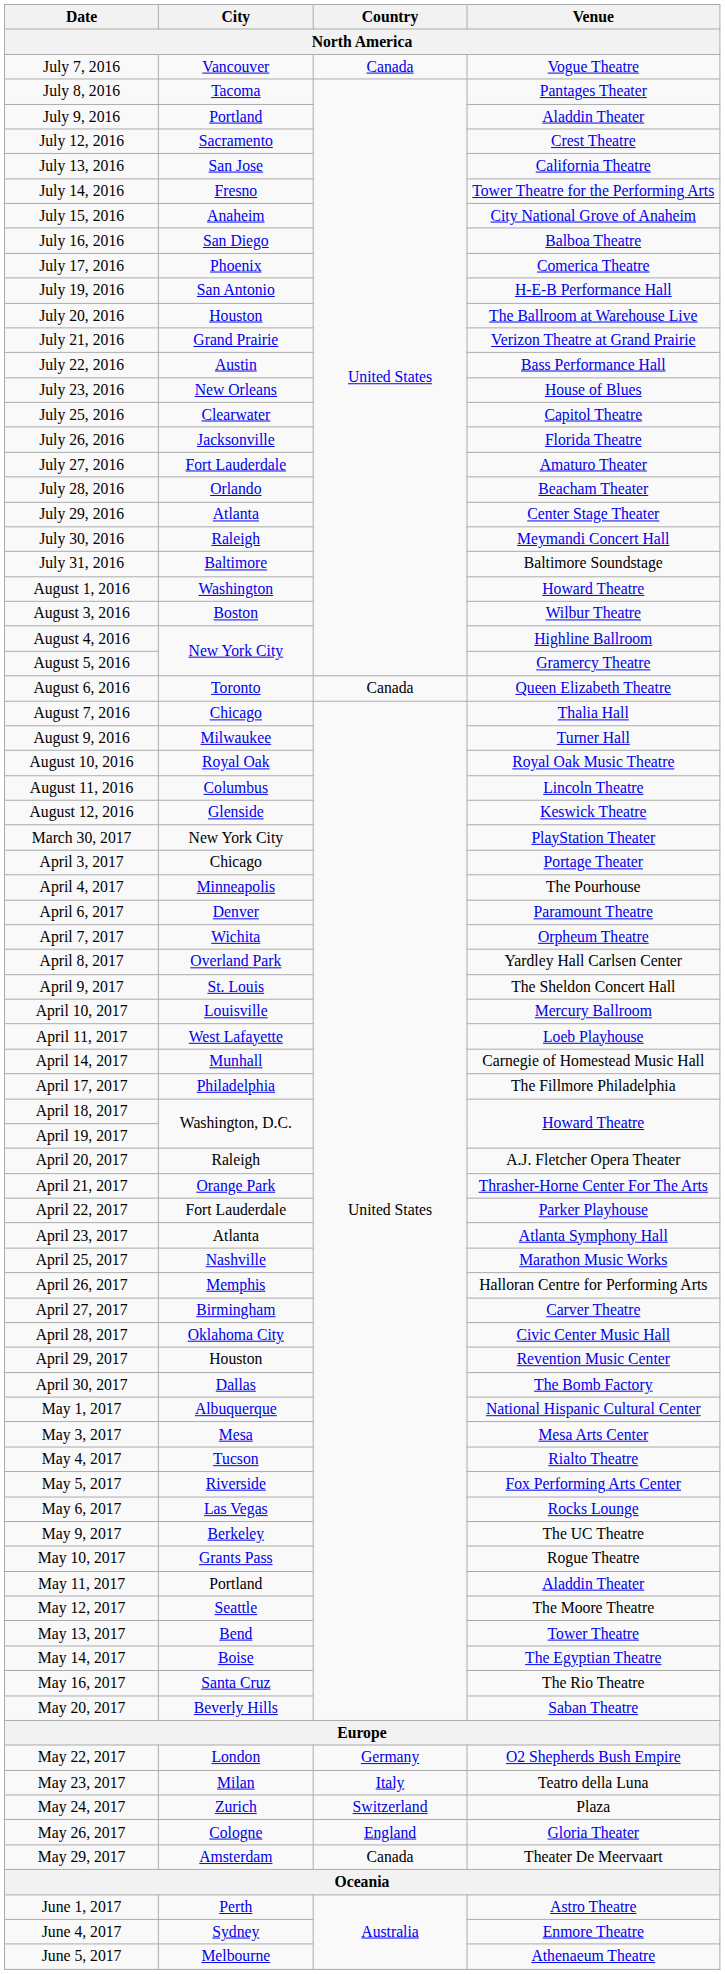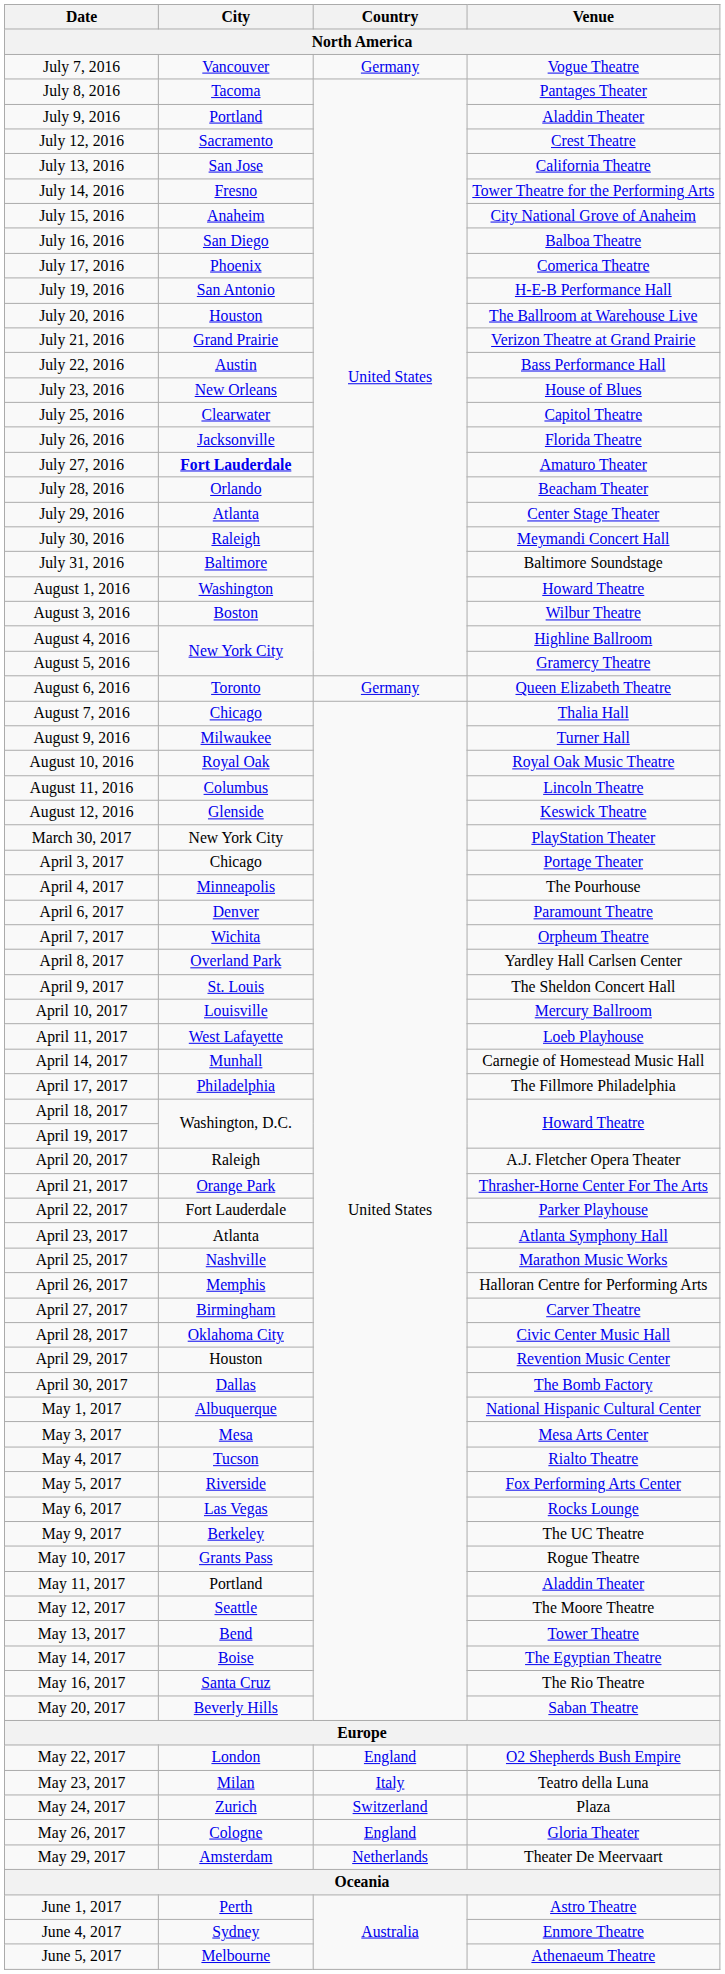(390, 66) Canada -> (390, 66) Germany
(236, 464) normal -> (236, 464) bold
(390, 688) Canada -> (390, 688) Germany
(390, 1757) Germany -> (390, 1757) England
(390, 1857) Canada -> (390, 1857) Netherlands
